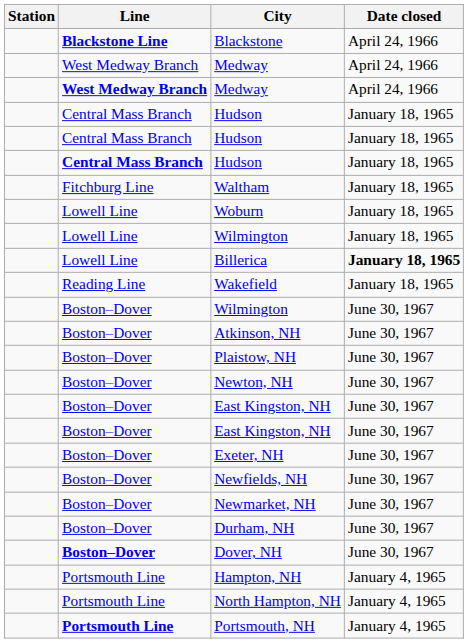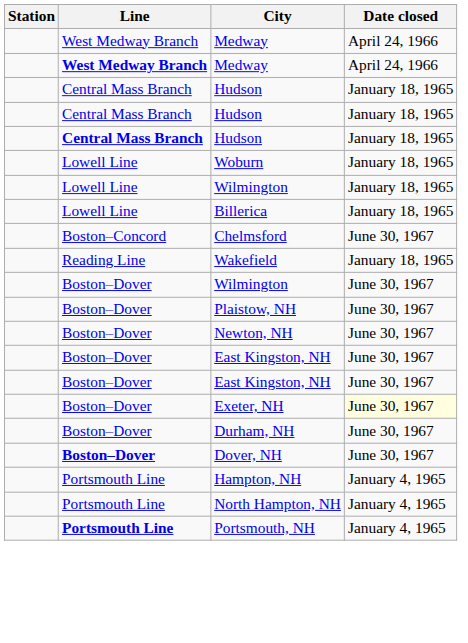- row: (115, 41)
- row: (108, 187)
(404, 260) bold -> (401, 211) normal
+ row: (114, 235)
- row: (107, 333)
(391, 455) no background -> (391, 406) lightyellow background
- row: (107, 479)
- row: (107, 503)
